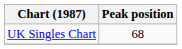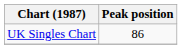(138, 34) 68 -> (138, 34) 86
